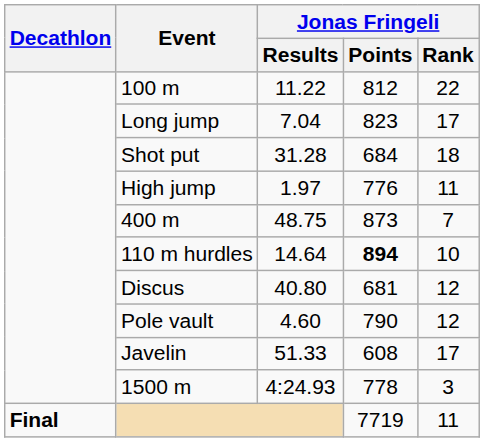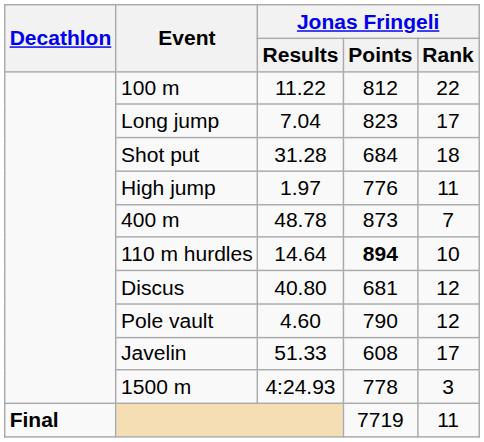(300, 221) 48.75 -> (300, 221) 48.78
